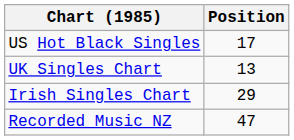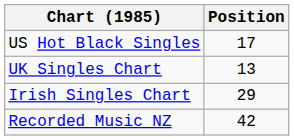(246, 122) 47 -> (246, 122) 42
